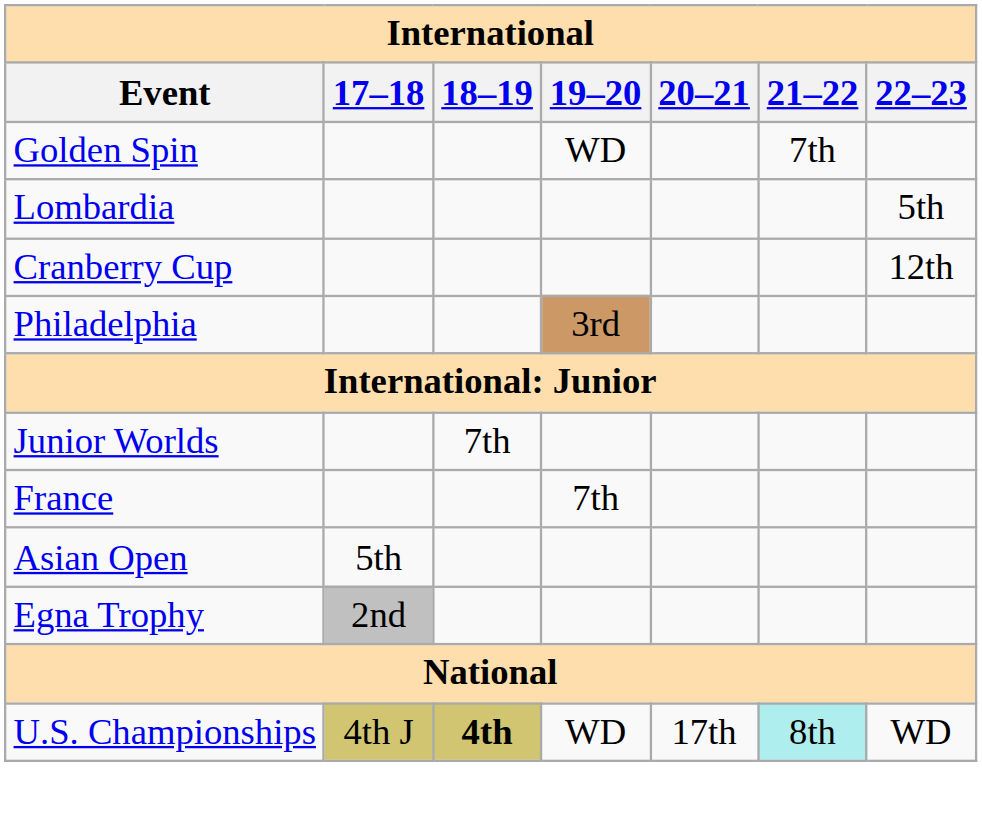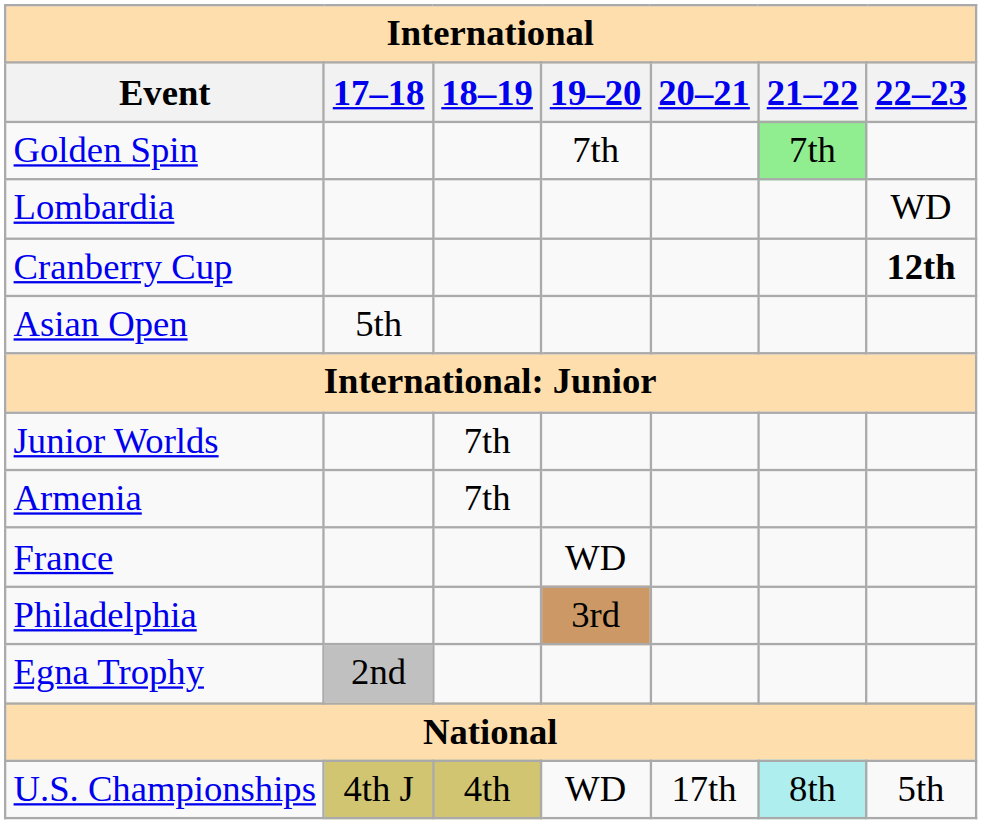(596, 149) WD -> (596, 149) 7th
(813, 149) no background -> (813, 149) lightgreen background
(921, 207) 5th -> (921, 207) WD
(921, 265) normal -> (921, 265) bold
rows swapped: (105, 324) <-> (101, 556)
+ row: (78, 498)
(596, 498) 7th -> (596, 556) WD
(487, 730) bold -> (487, 788) normal
(921, 730) WD -> (921, 788) 5th
